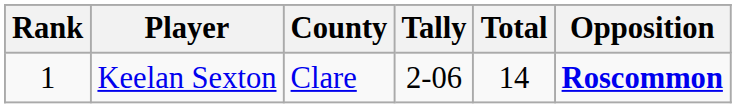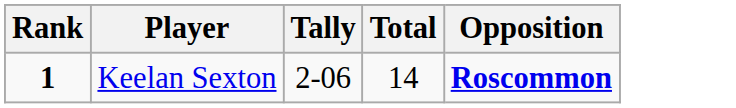- column: (339, 28)
(48, 77) normal -> (48, 77) bold
